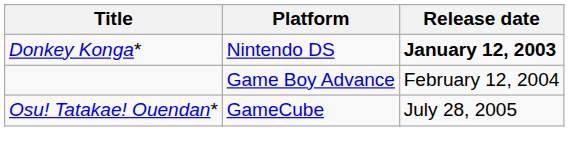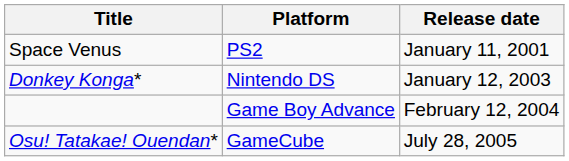+ row: (65, 49)
(480, 49) bold -> (477, 79) normal
